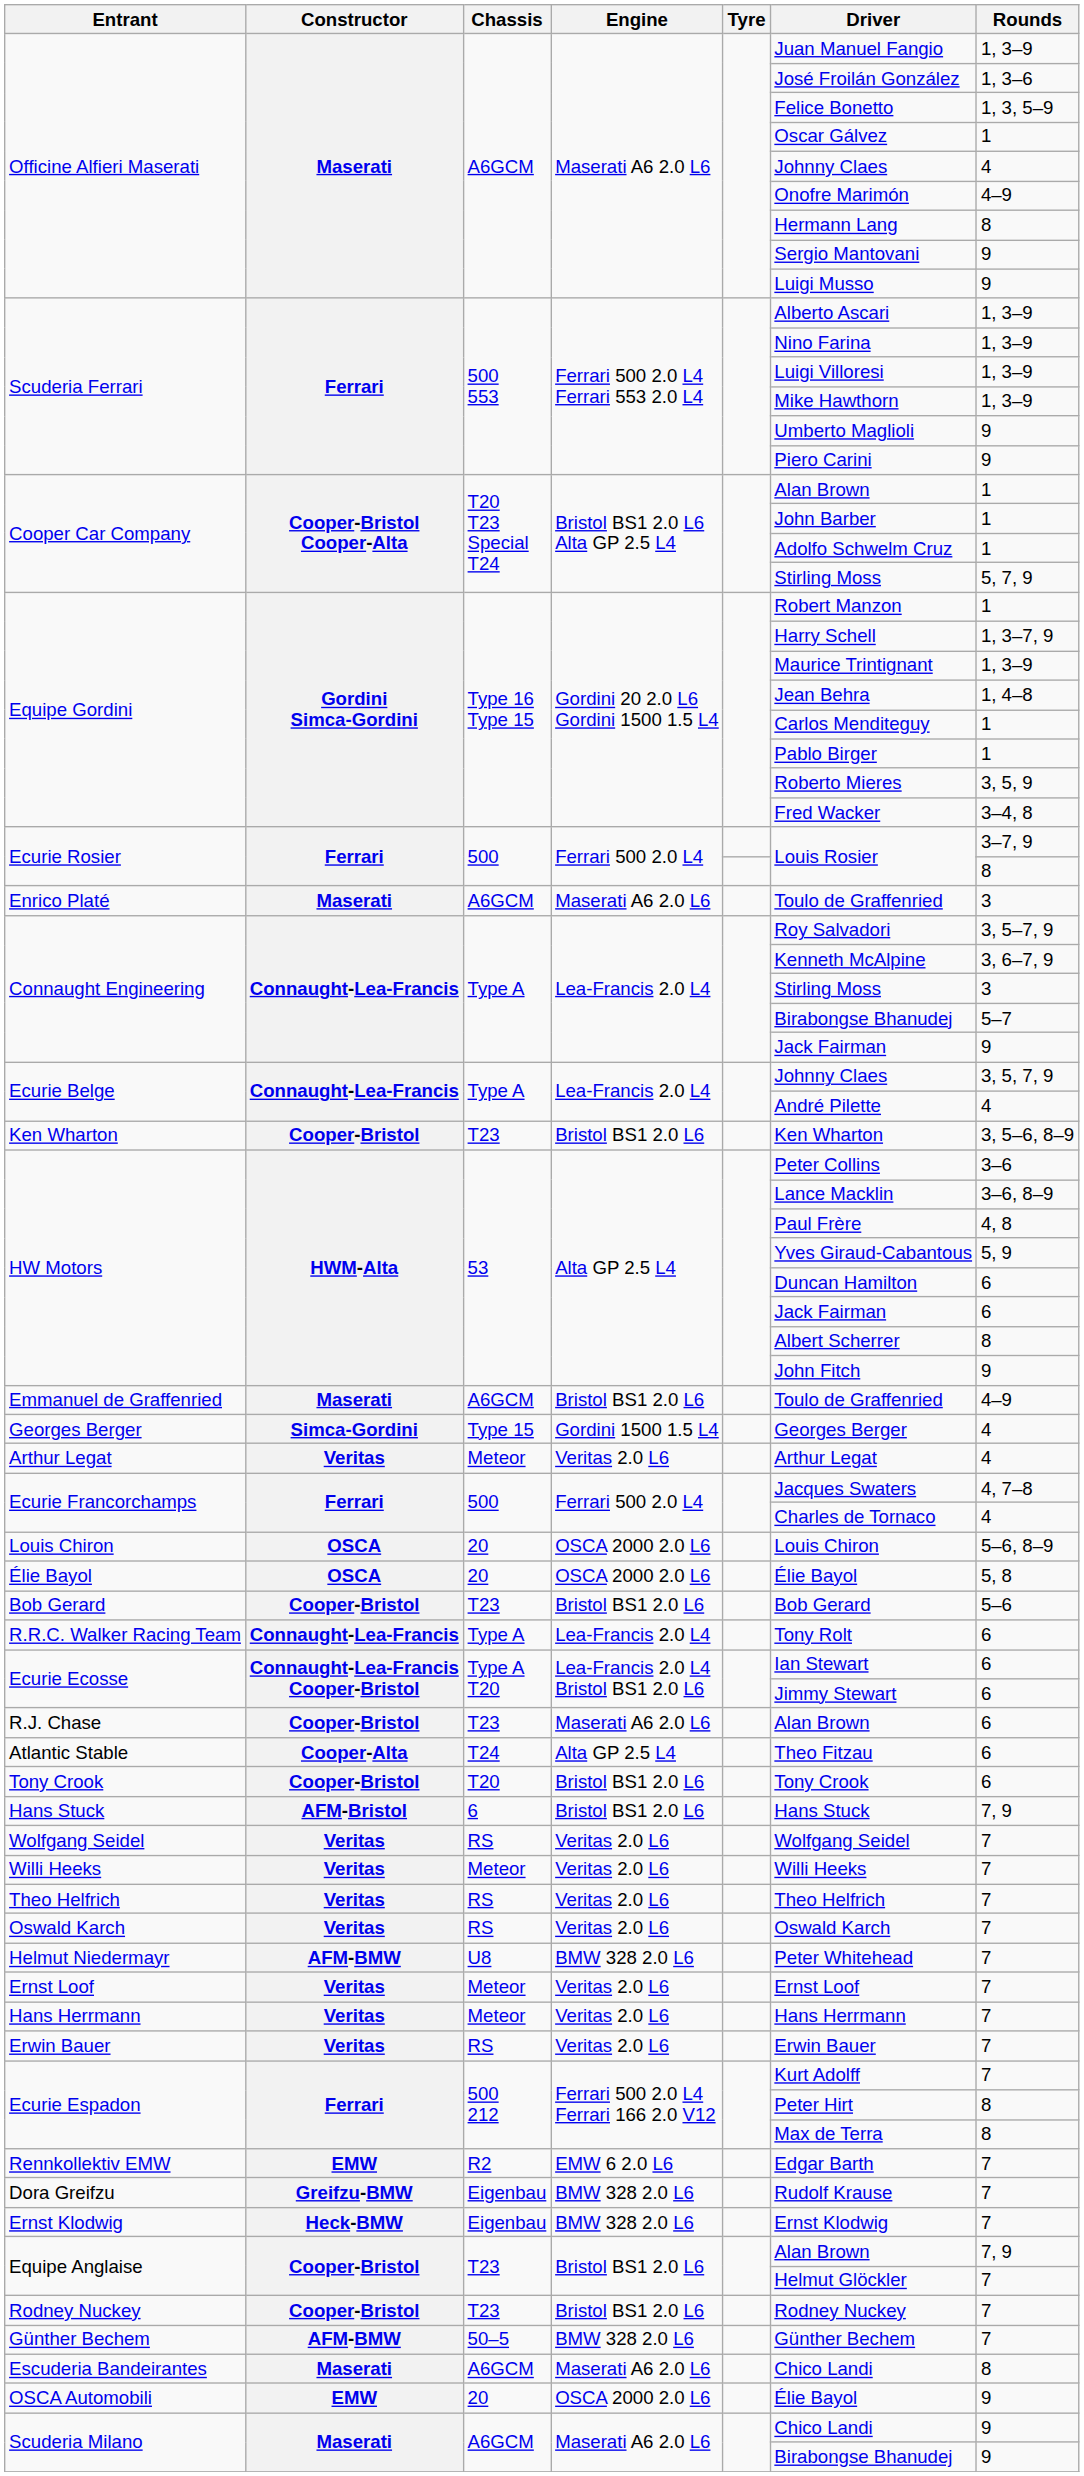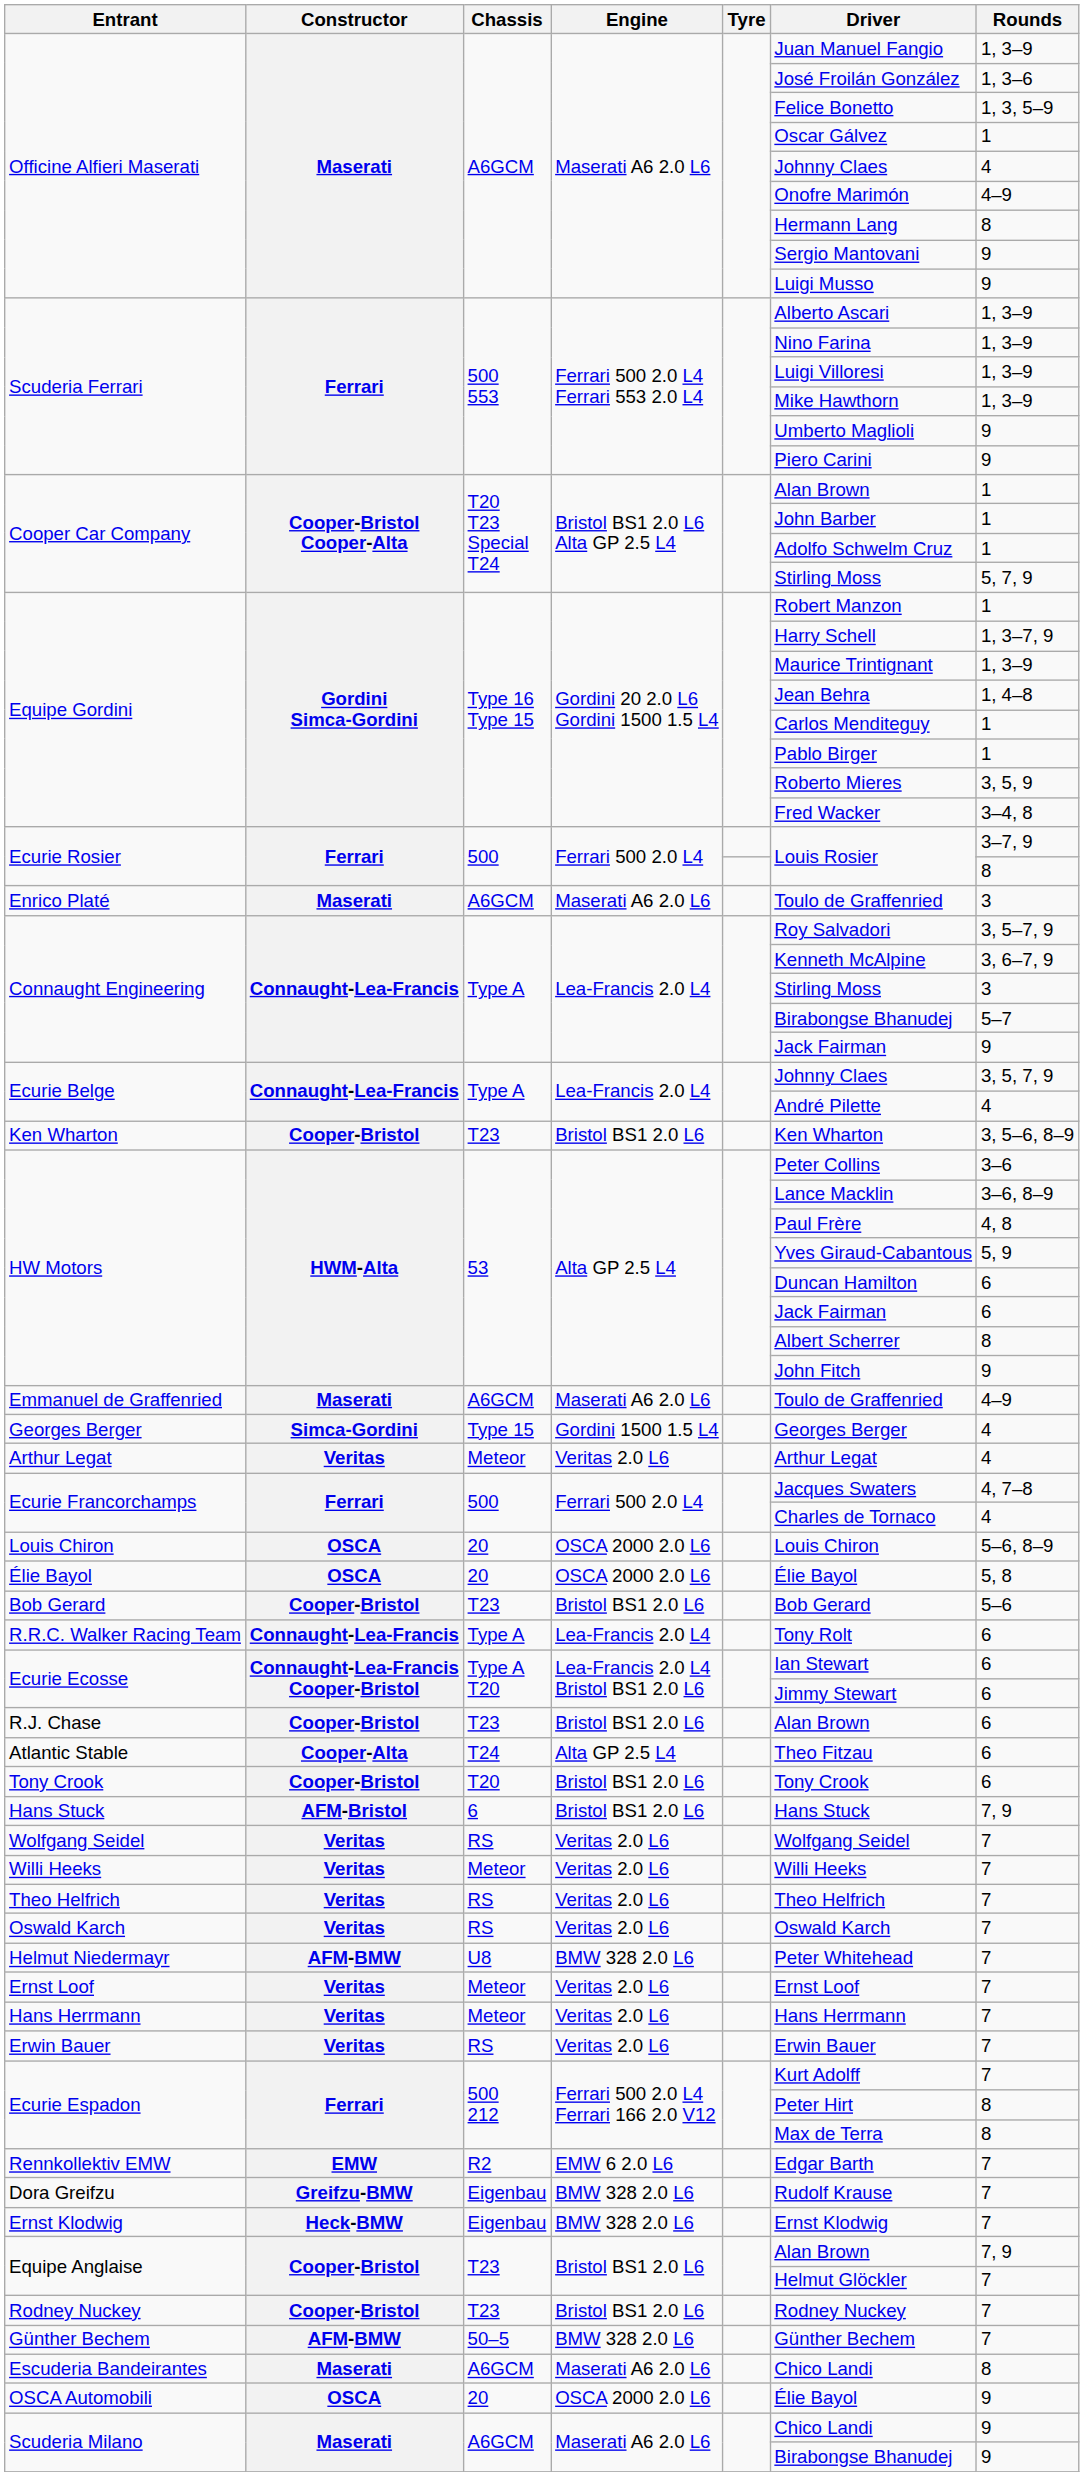(630, 1399) Bristol BS1 2.0 L6 -> (633, 1399) Maserati A6 2.0 L6
(633, 1722) Maserati A6 2.0 L6 -> (630, 1722) Bristol BS1 2.0 L6
(354, 2398) EMW -> (354, 2398) OSCA
